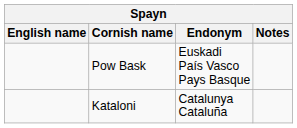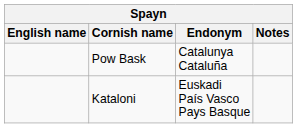(214, 66) Euskadi País Vasco Pays Basque -> (206, 59) Catalunya Cataluña
(206, 106) Catalunya Cataluña -> (214, 99) Euskadi País Vasco Pays Basque
